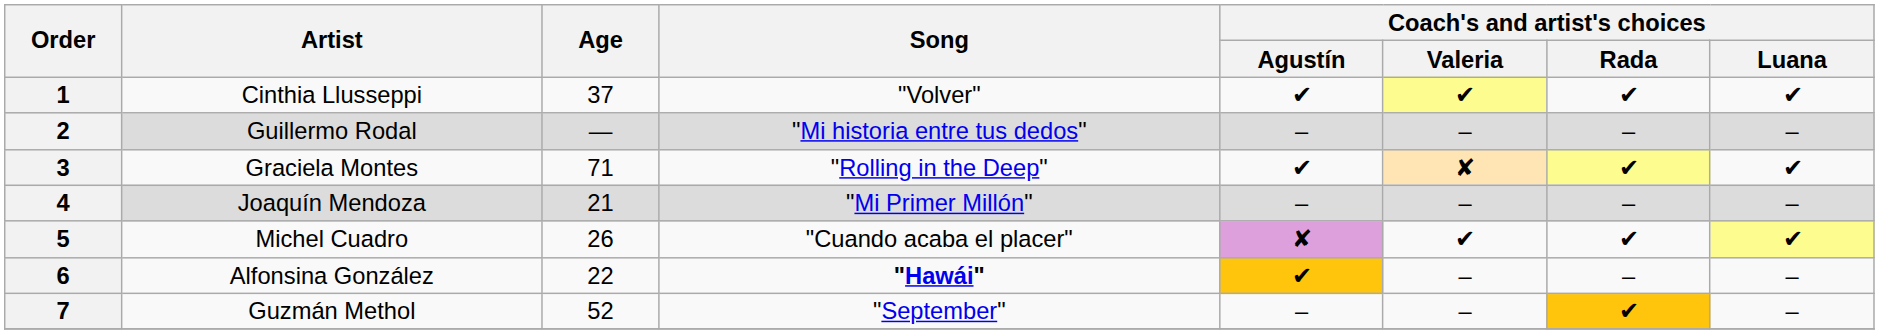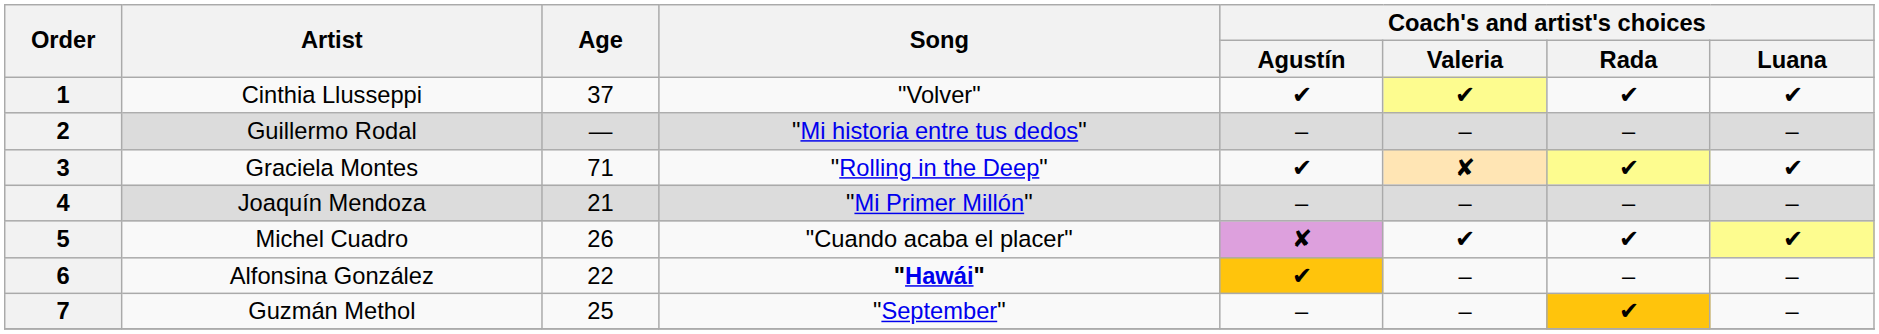(601, 311) 52 -> (601, 311) 25
